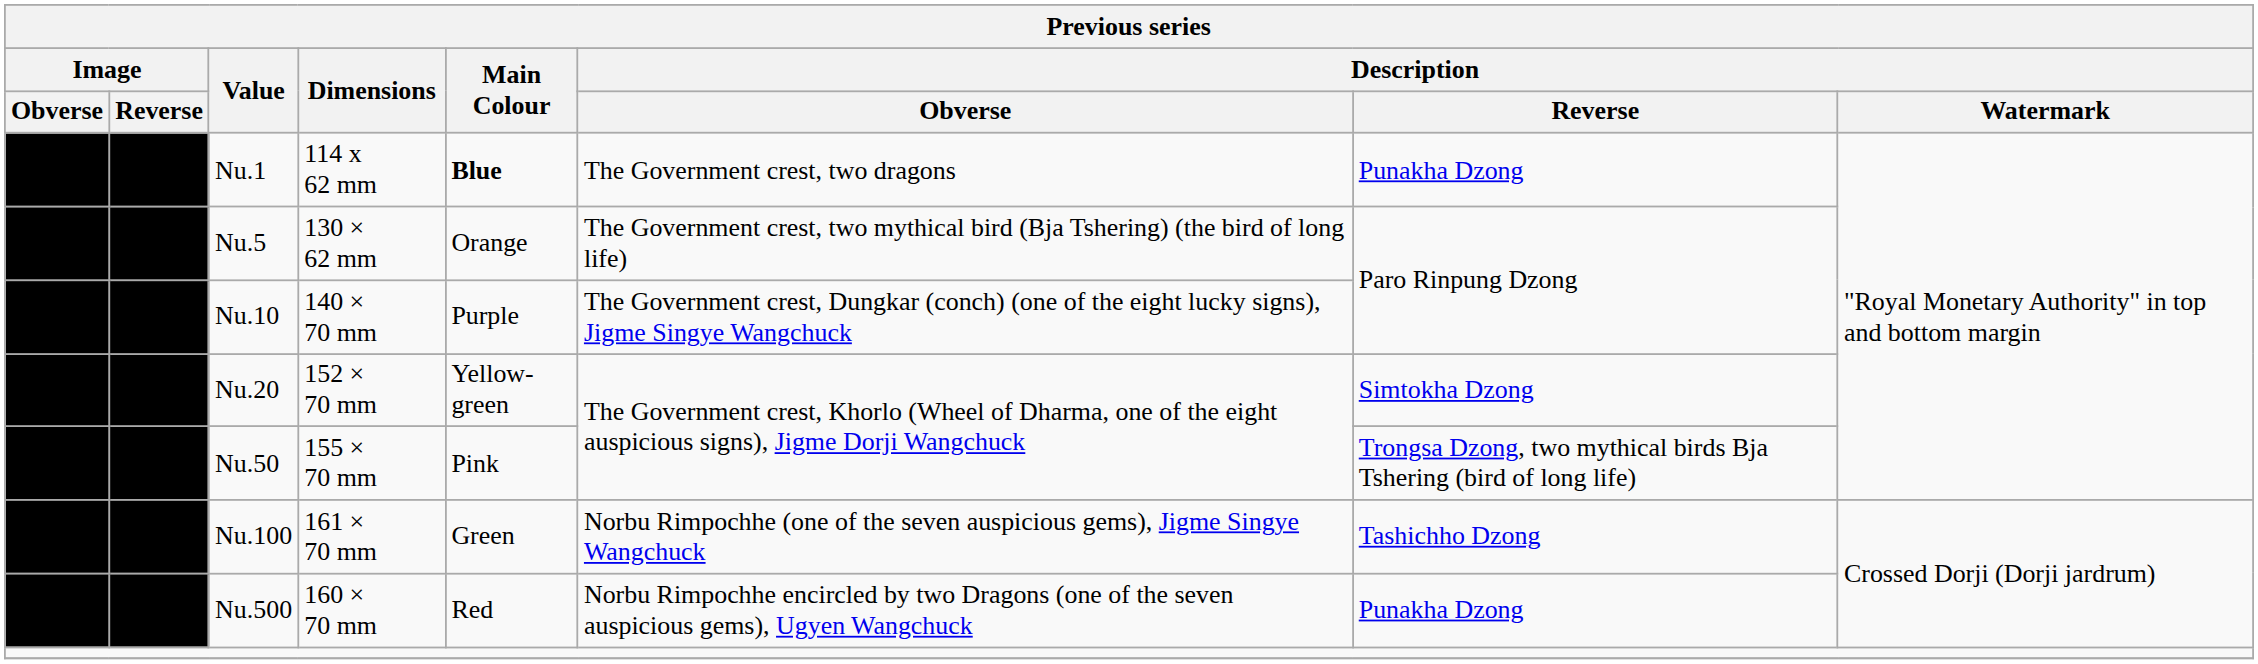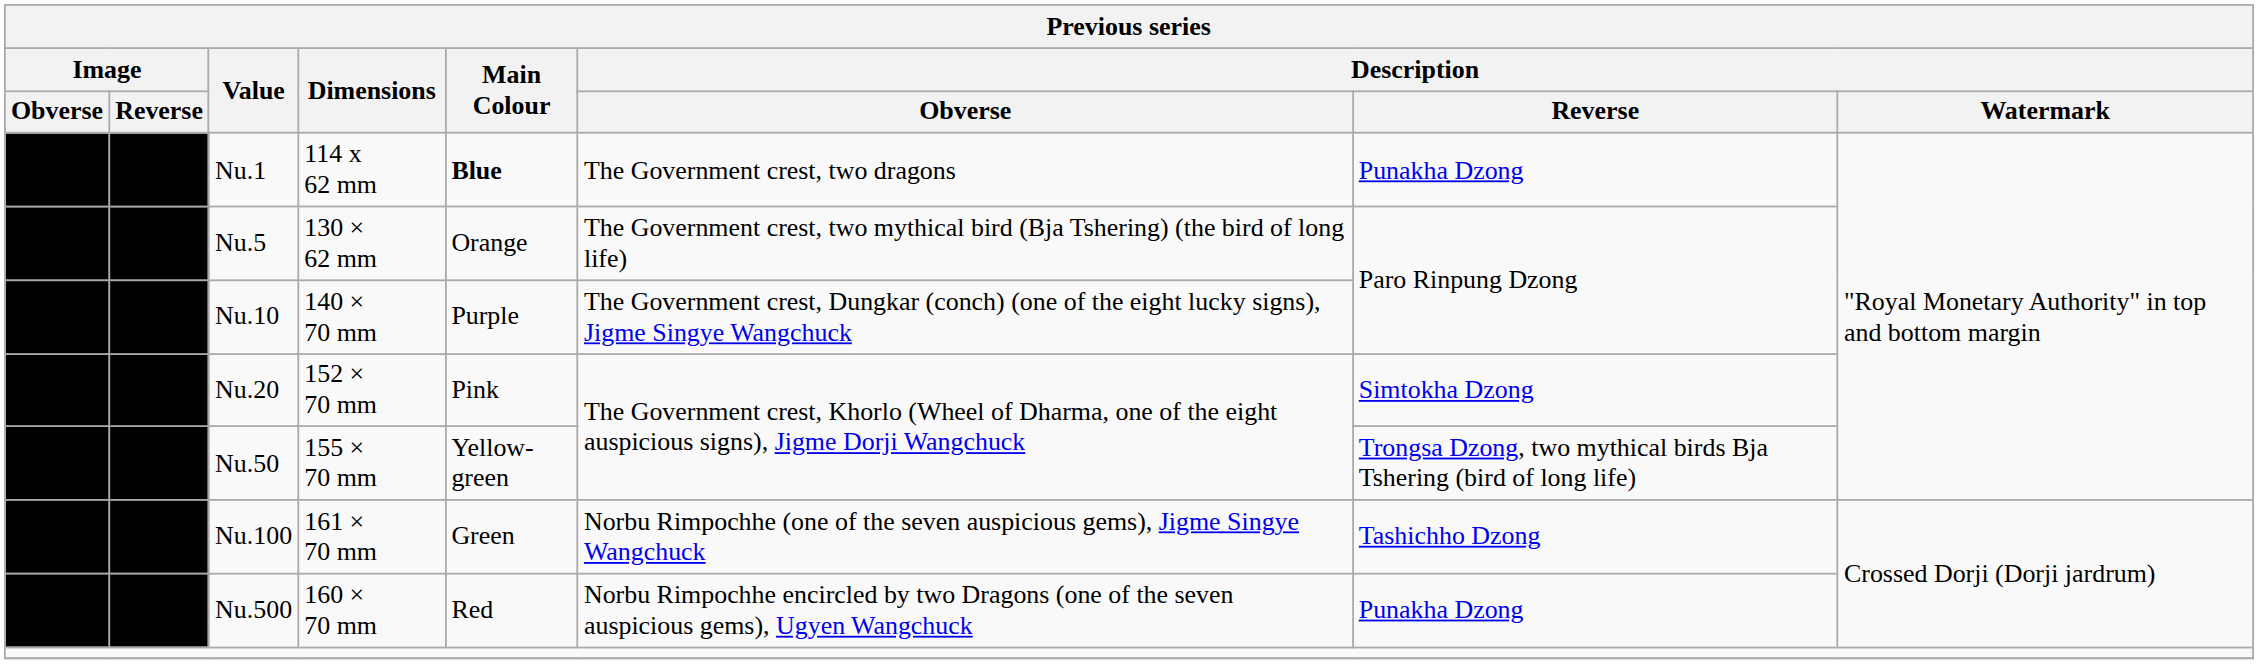(493, 389) Yellow-green -> (475, 389) Pink
(475, 463) Pink -> (493, 463) Yellow-green
